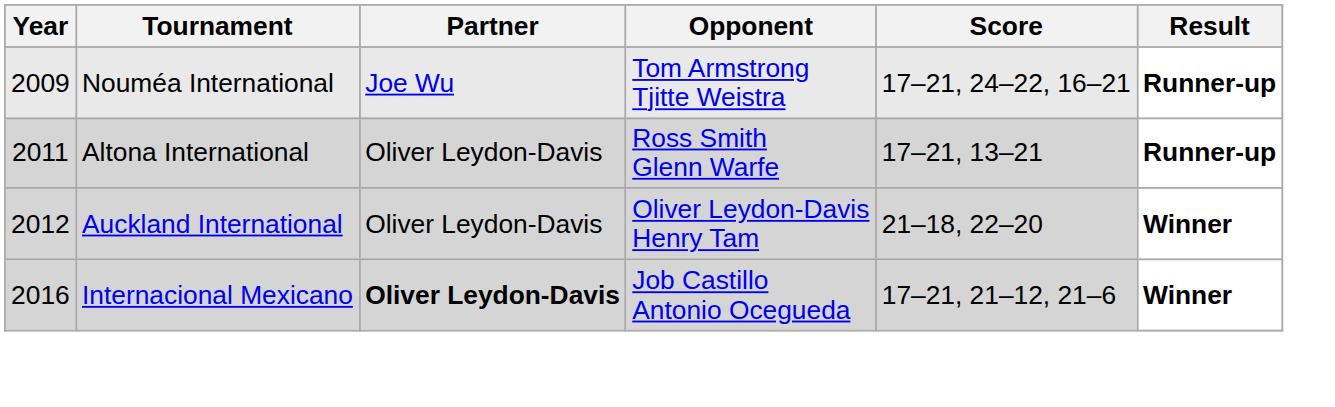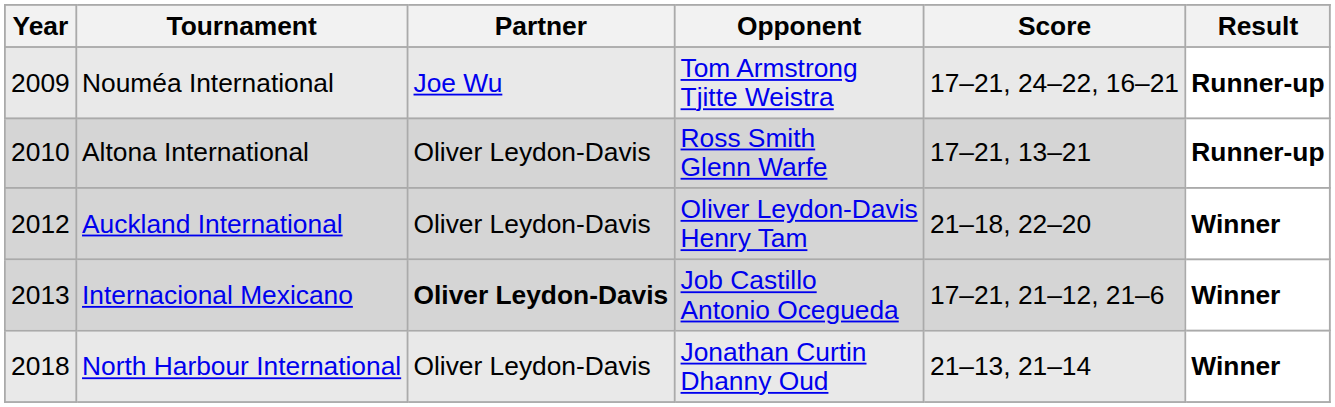(40, 153) 2011 -> (40, 153) 2010
(40, 295) 2016 -> (40, 295) 2013
+ row: (242, 366)
